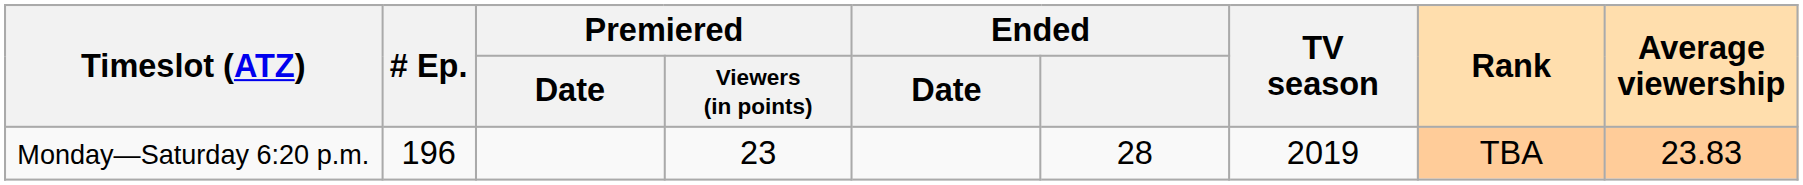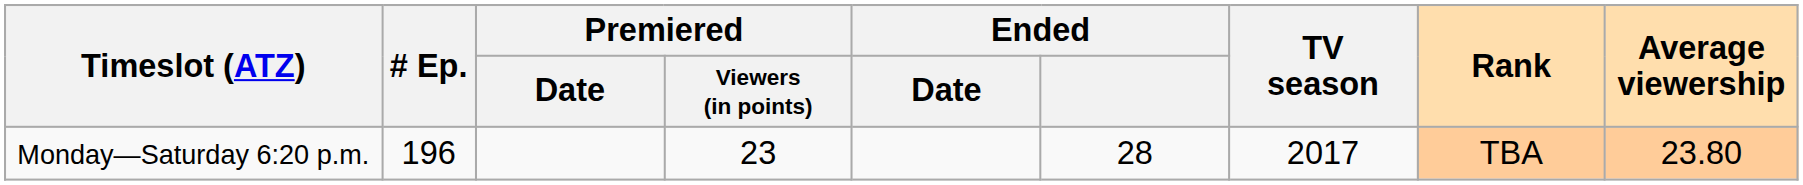(1323, 152) 2019 -> (1323, 152) 2017
(1701, 152) 23.83 -> (1701, 152) 23.80
